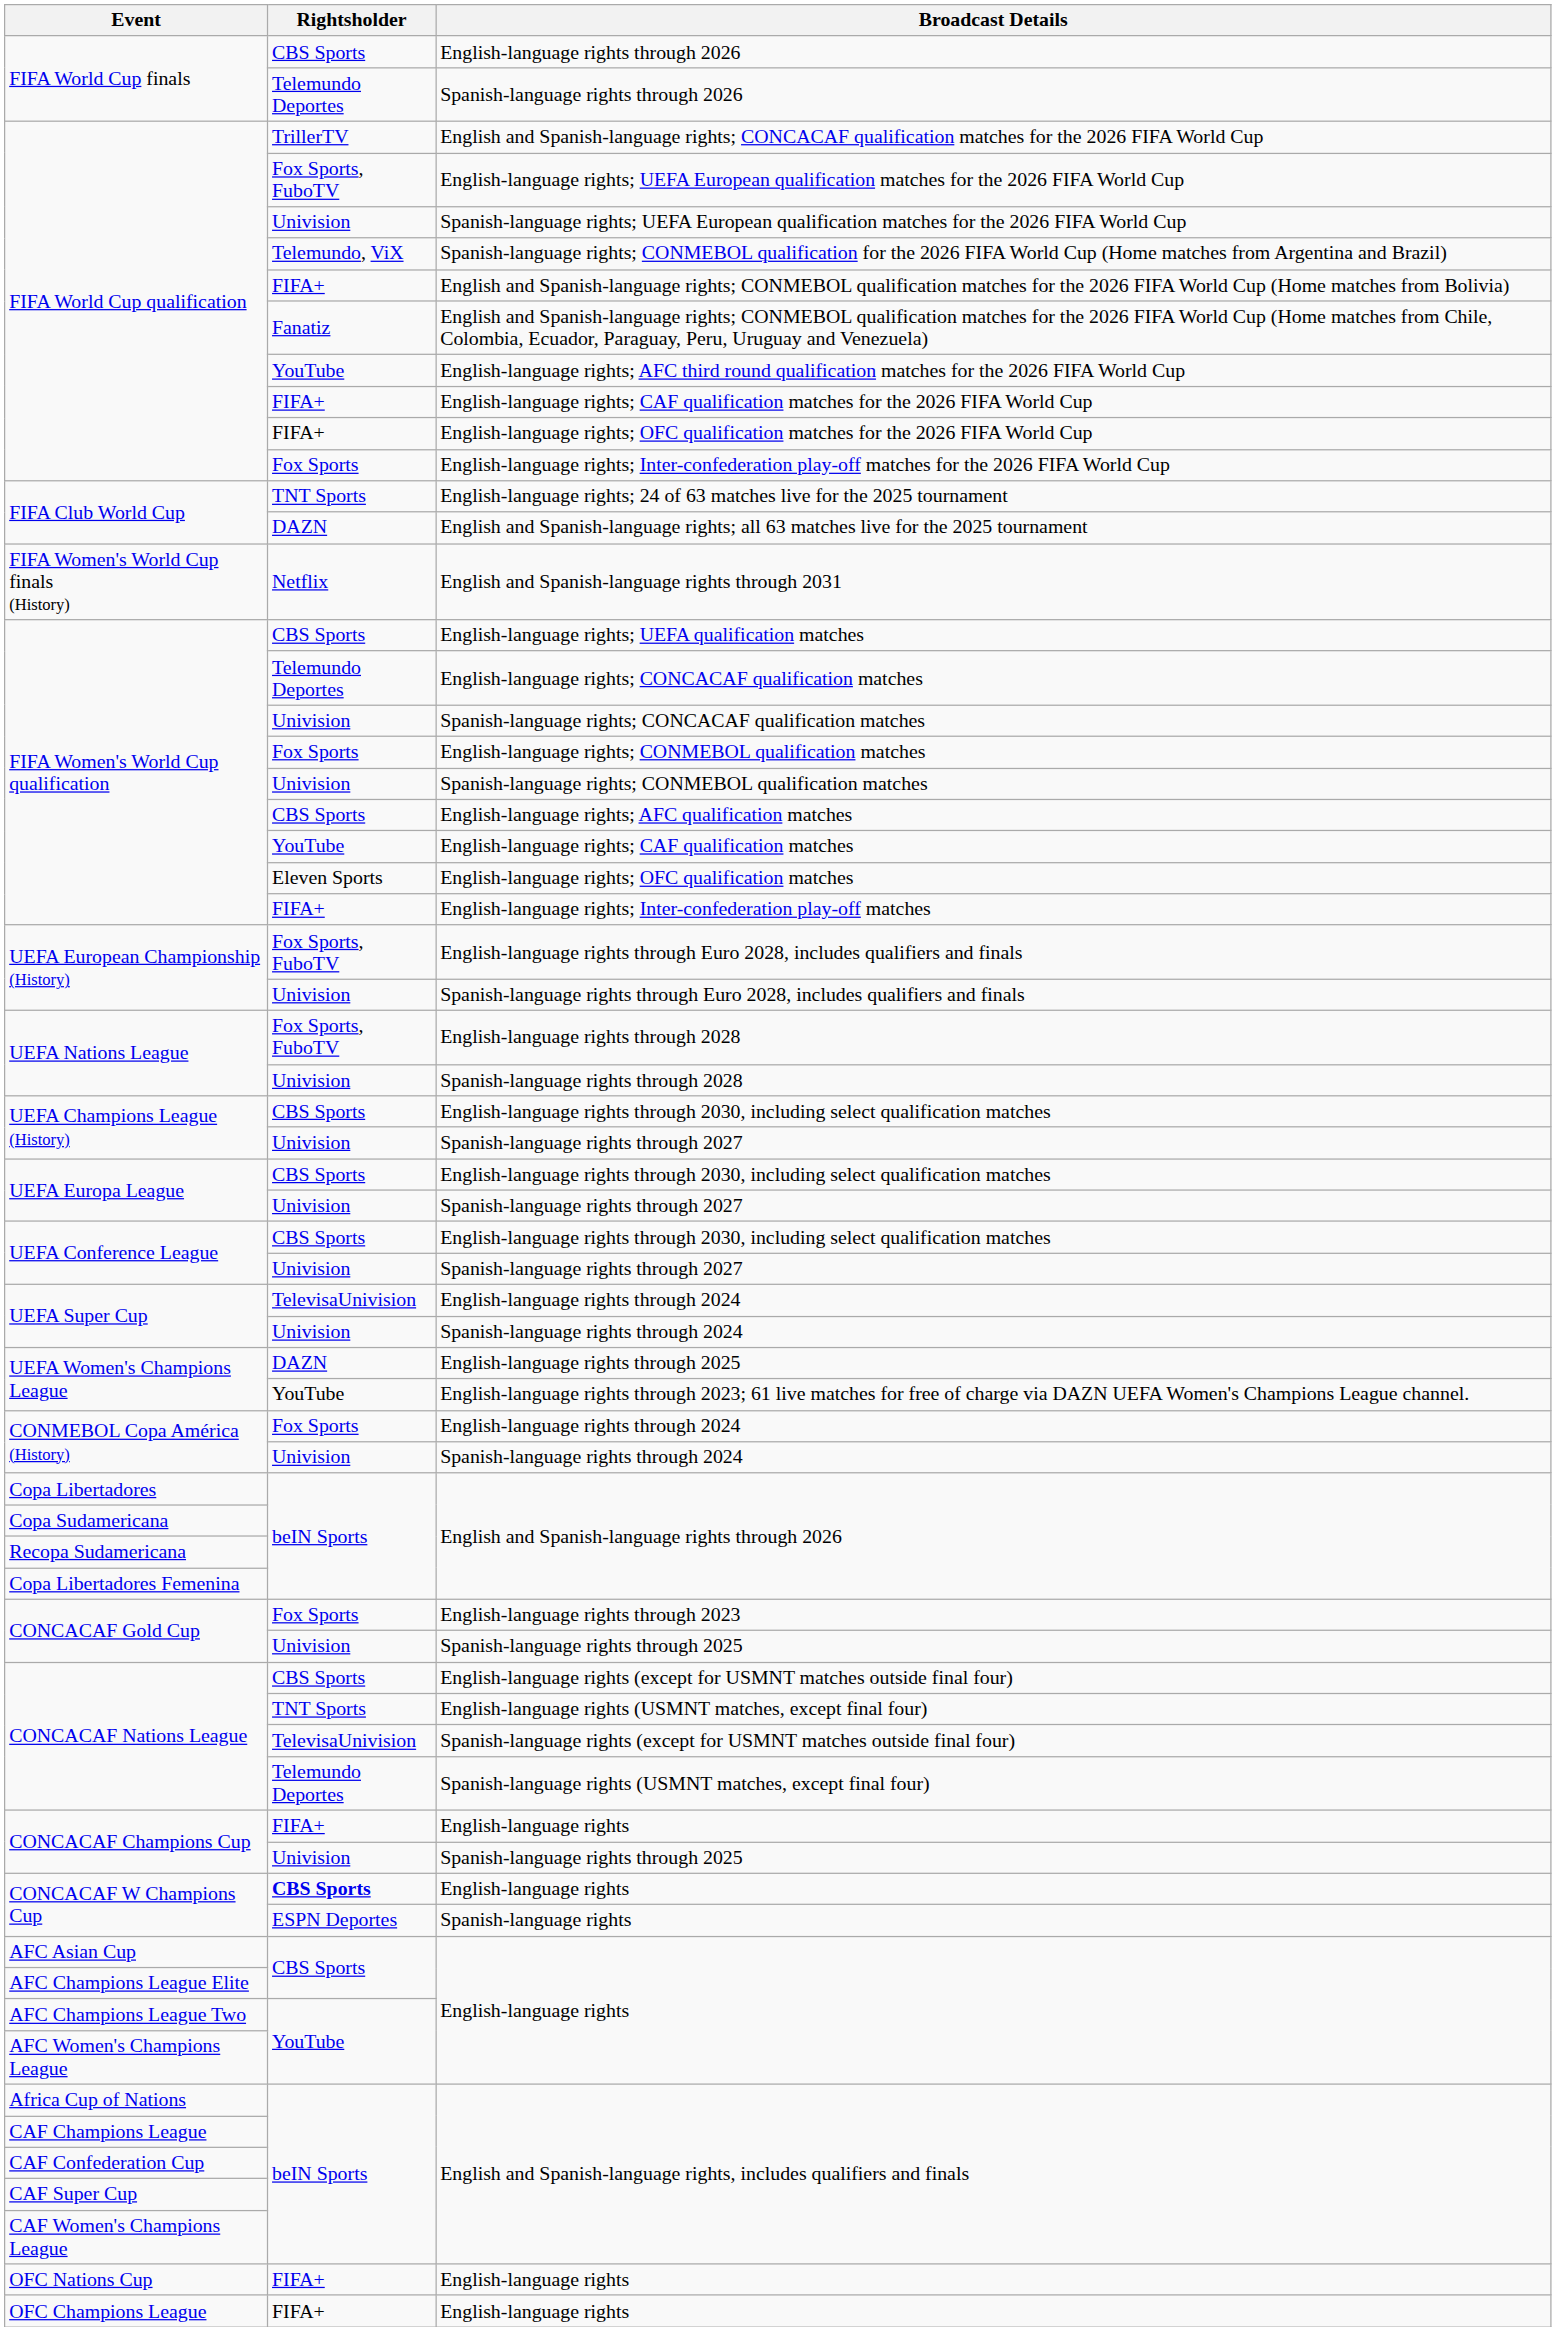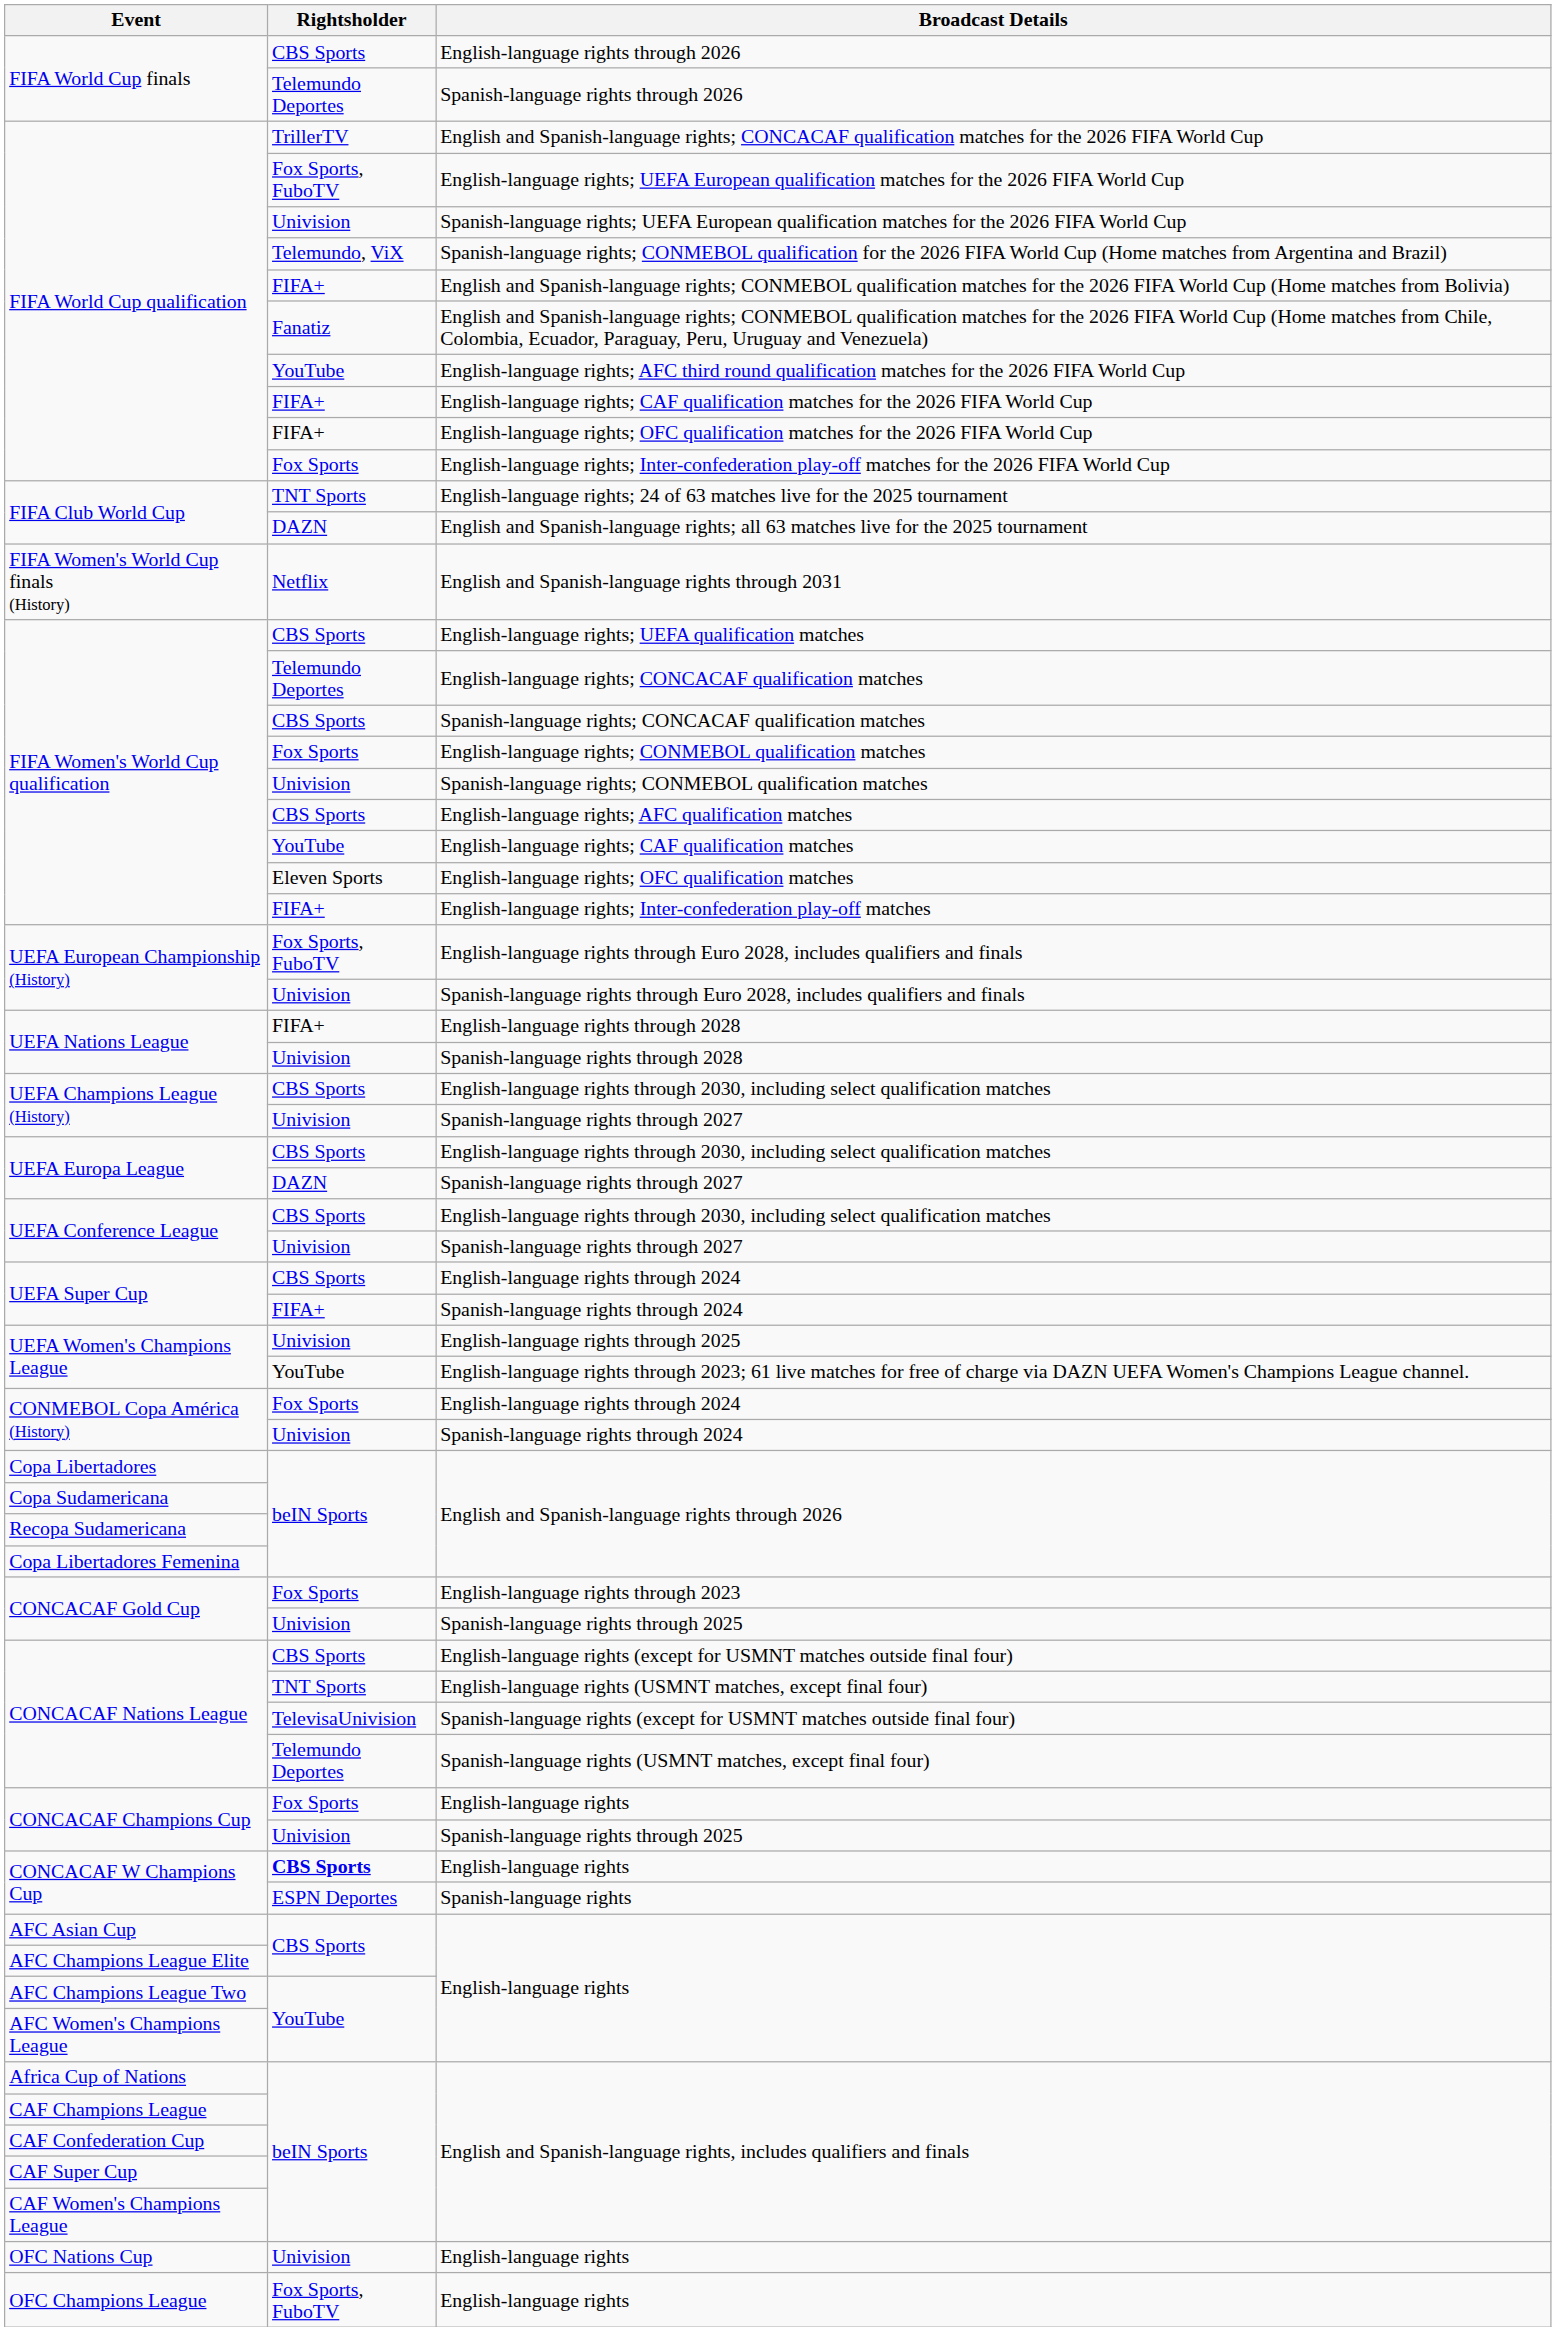(311, 720) Univision -> (319, 720) CBS Sports
(318, 1037) Fox Sports, FuboTV -> (298, 1026) FIFA+
(311, 1205) Univision -> (300, 1183) DAZN
(344, 1300) TelevisaUnivision -> (319, 1277) CBS Sports
(311, 1331) Univision -> (298, 1309) FIFA+
(300, 1362) DAZN -> (311, 1340) Univision
(298, 1825) FIFA+ -> (315, 1803) Fox Sports
(298, 2279) FIFA+ -> (311, 2257) Univision
(298, 2310) FIFA+ -> (318, 2299) Fox Sports, FuboTV
